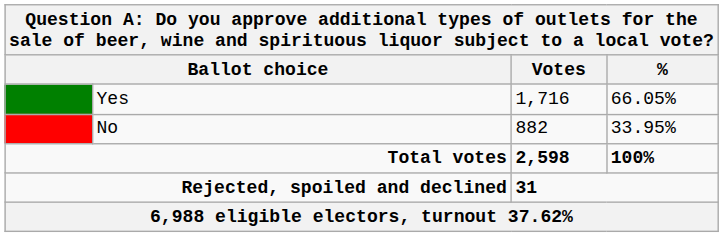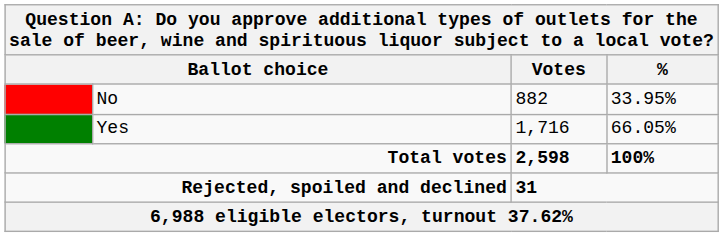rows swapped: (113, 99) <-> (107, 129)
